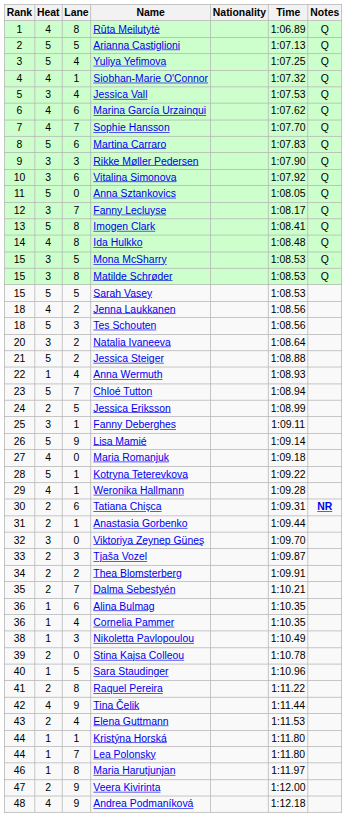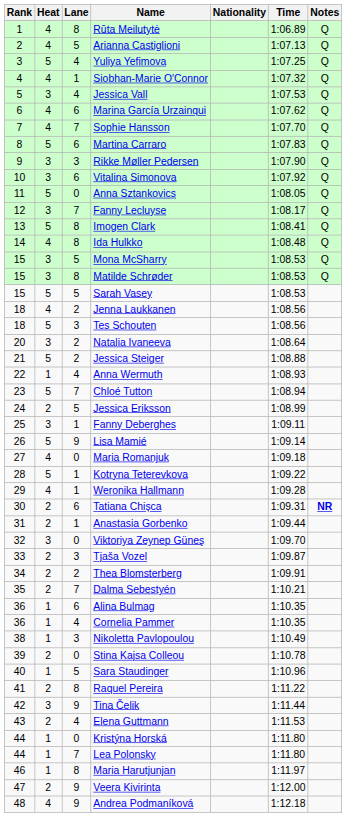(48, 45) 5 -> (48, 45) 4
(48, 705) 4 -> (48, 705) 3
(76, 738) 1 -> (76, 738) 0
